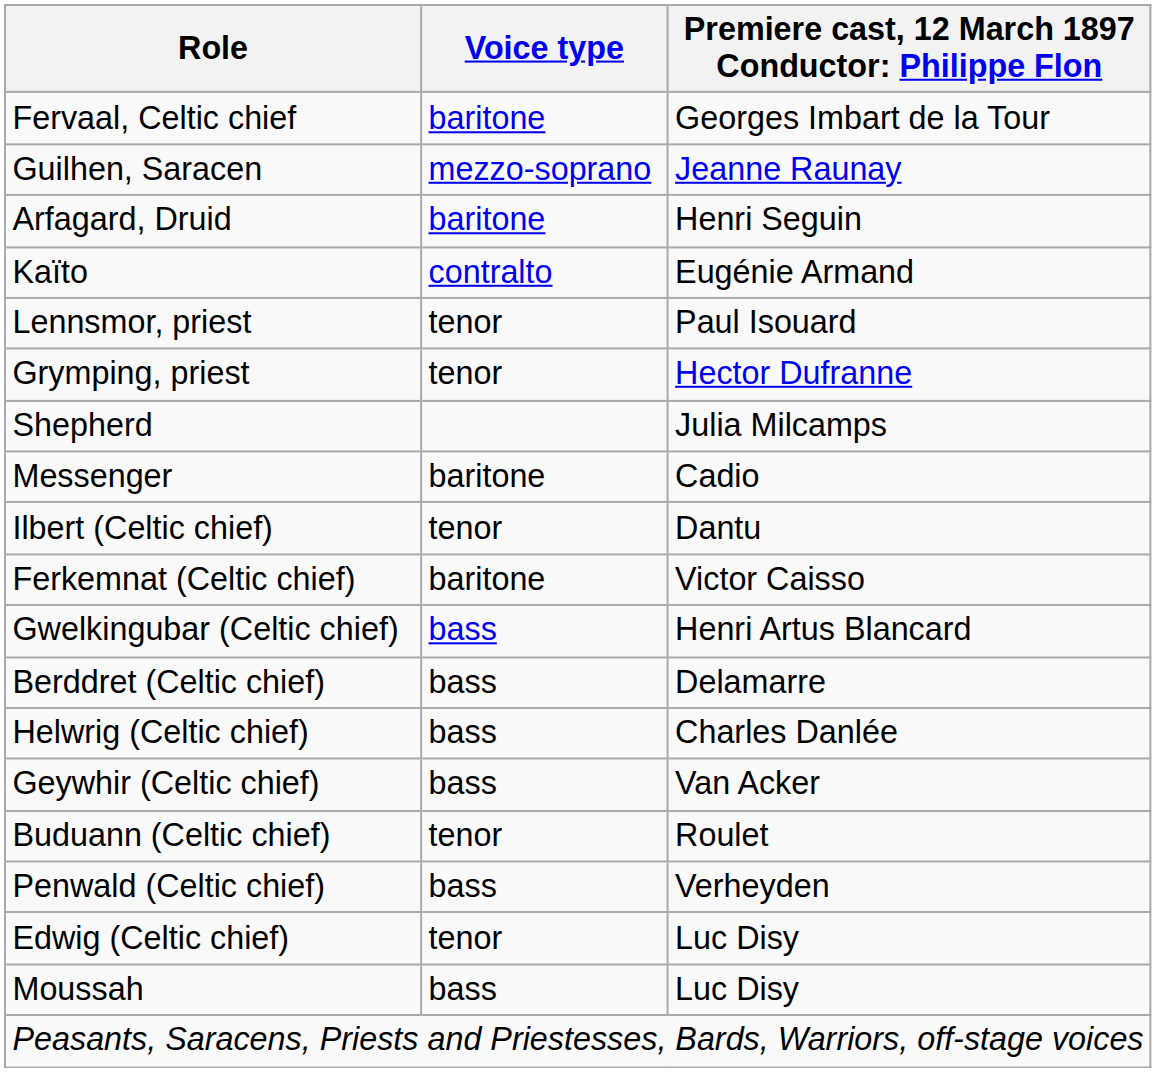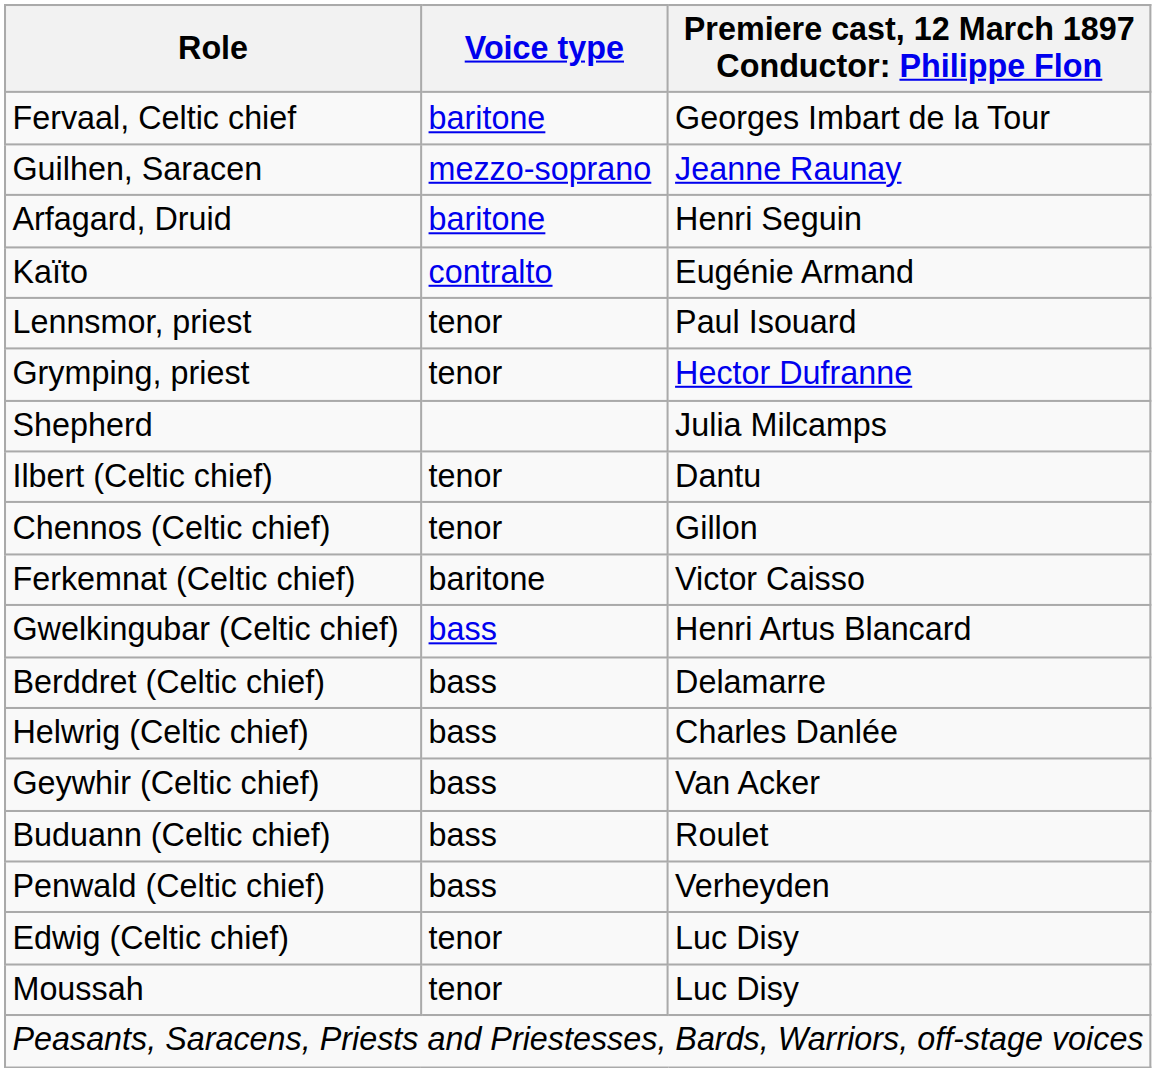- row: (92, 476)
+ row: (171, 527)
(465, 835) tenor -> (463, 835) bass
(463, 989) bass -> (465, 989) tenor
